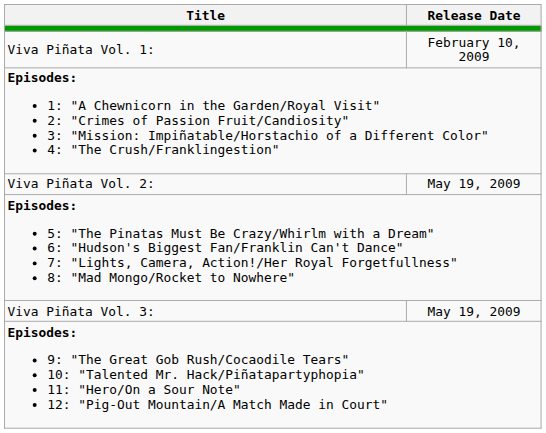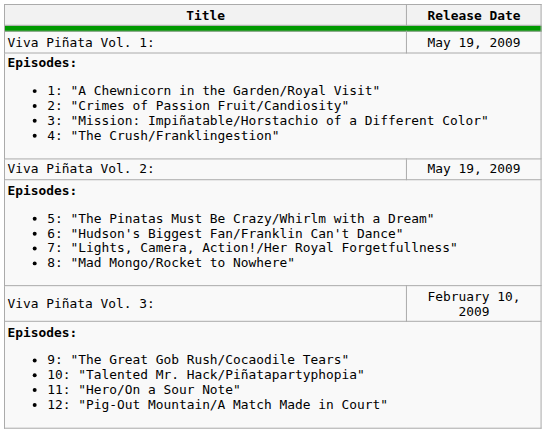(474, 50) February 10, 2009 -> (474, 42) May 19, 2009
(474, 311) May 19, 2009 -> (474, 304) February 10, 2009
